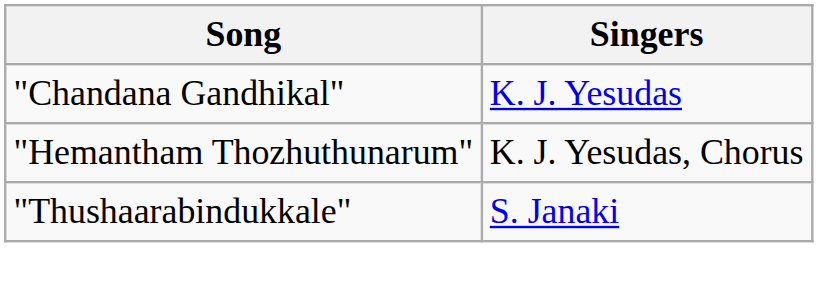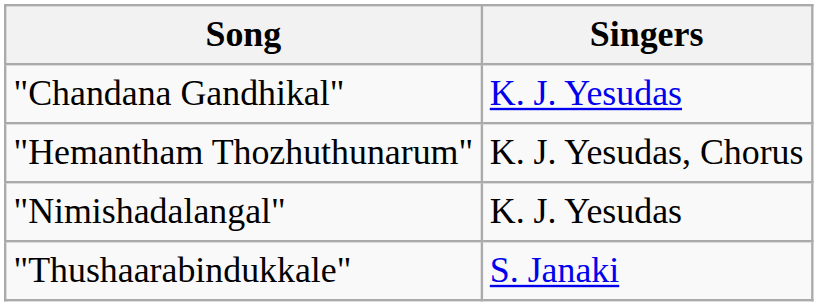+ row: (150, 211)
